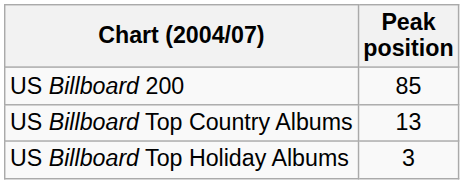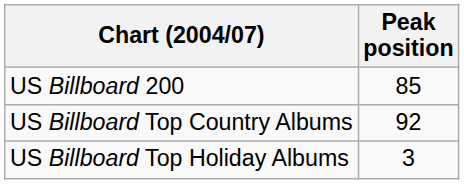(408, 122) 13 -> (408, 122) 92
